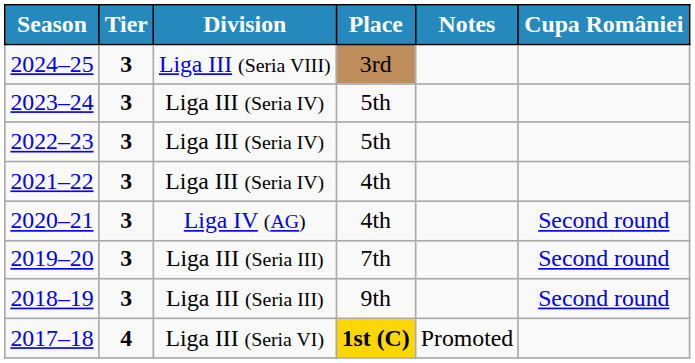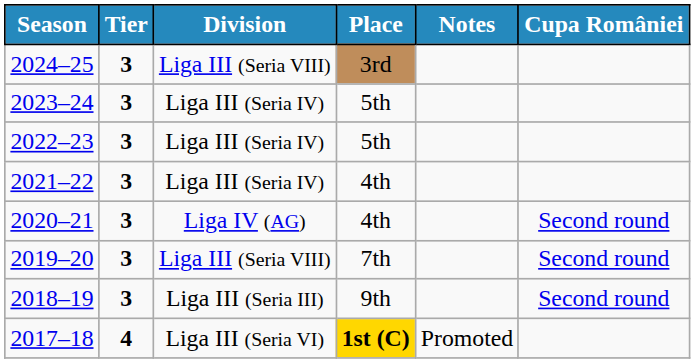(245, 259) Liga III (Seria III) -> (245, 259) Liga III (Seria VIII)
